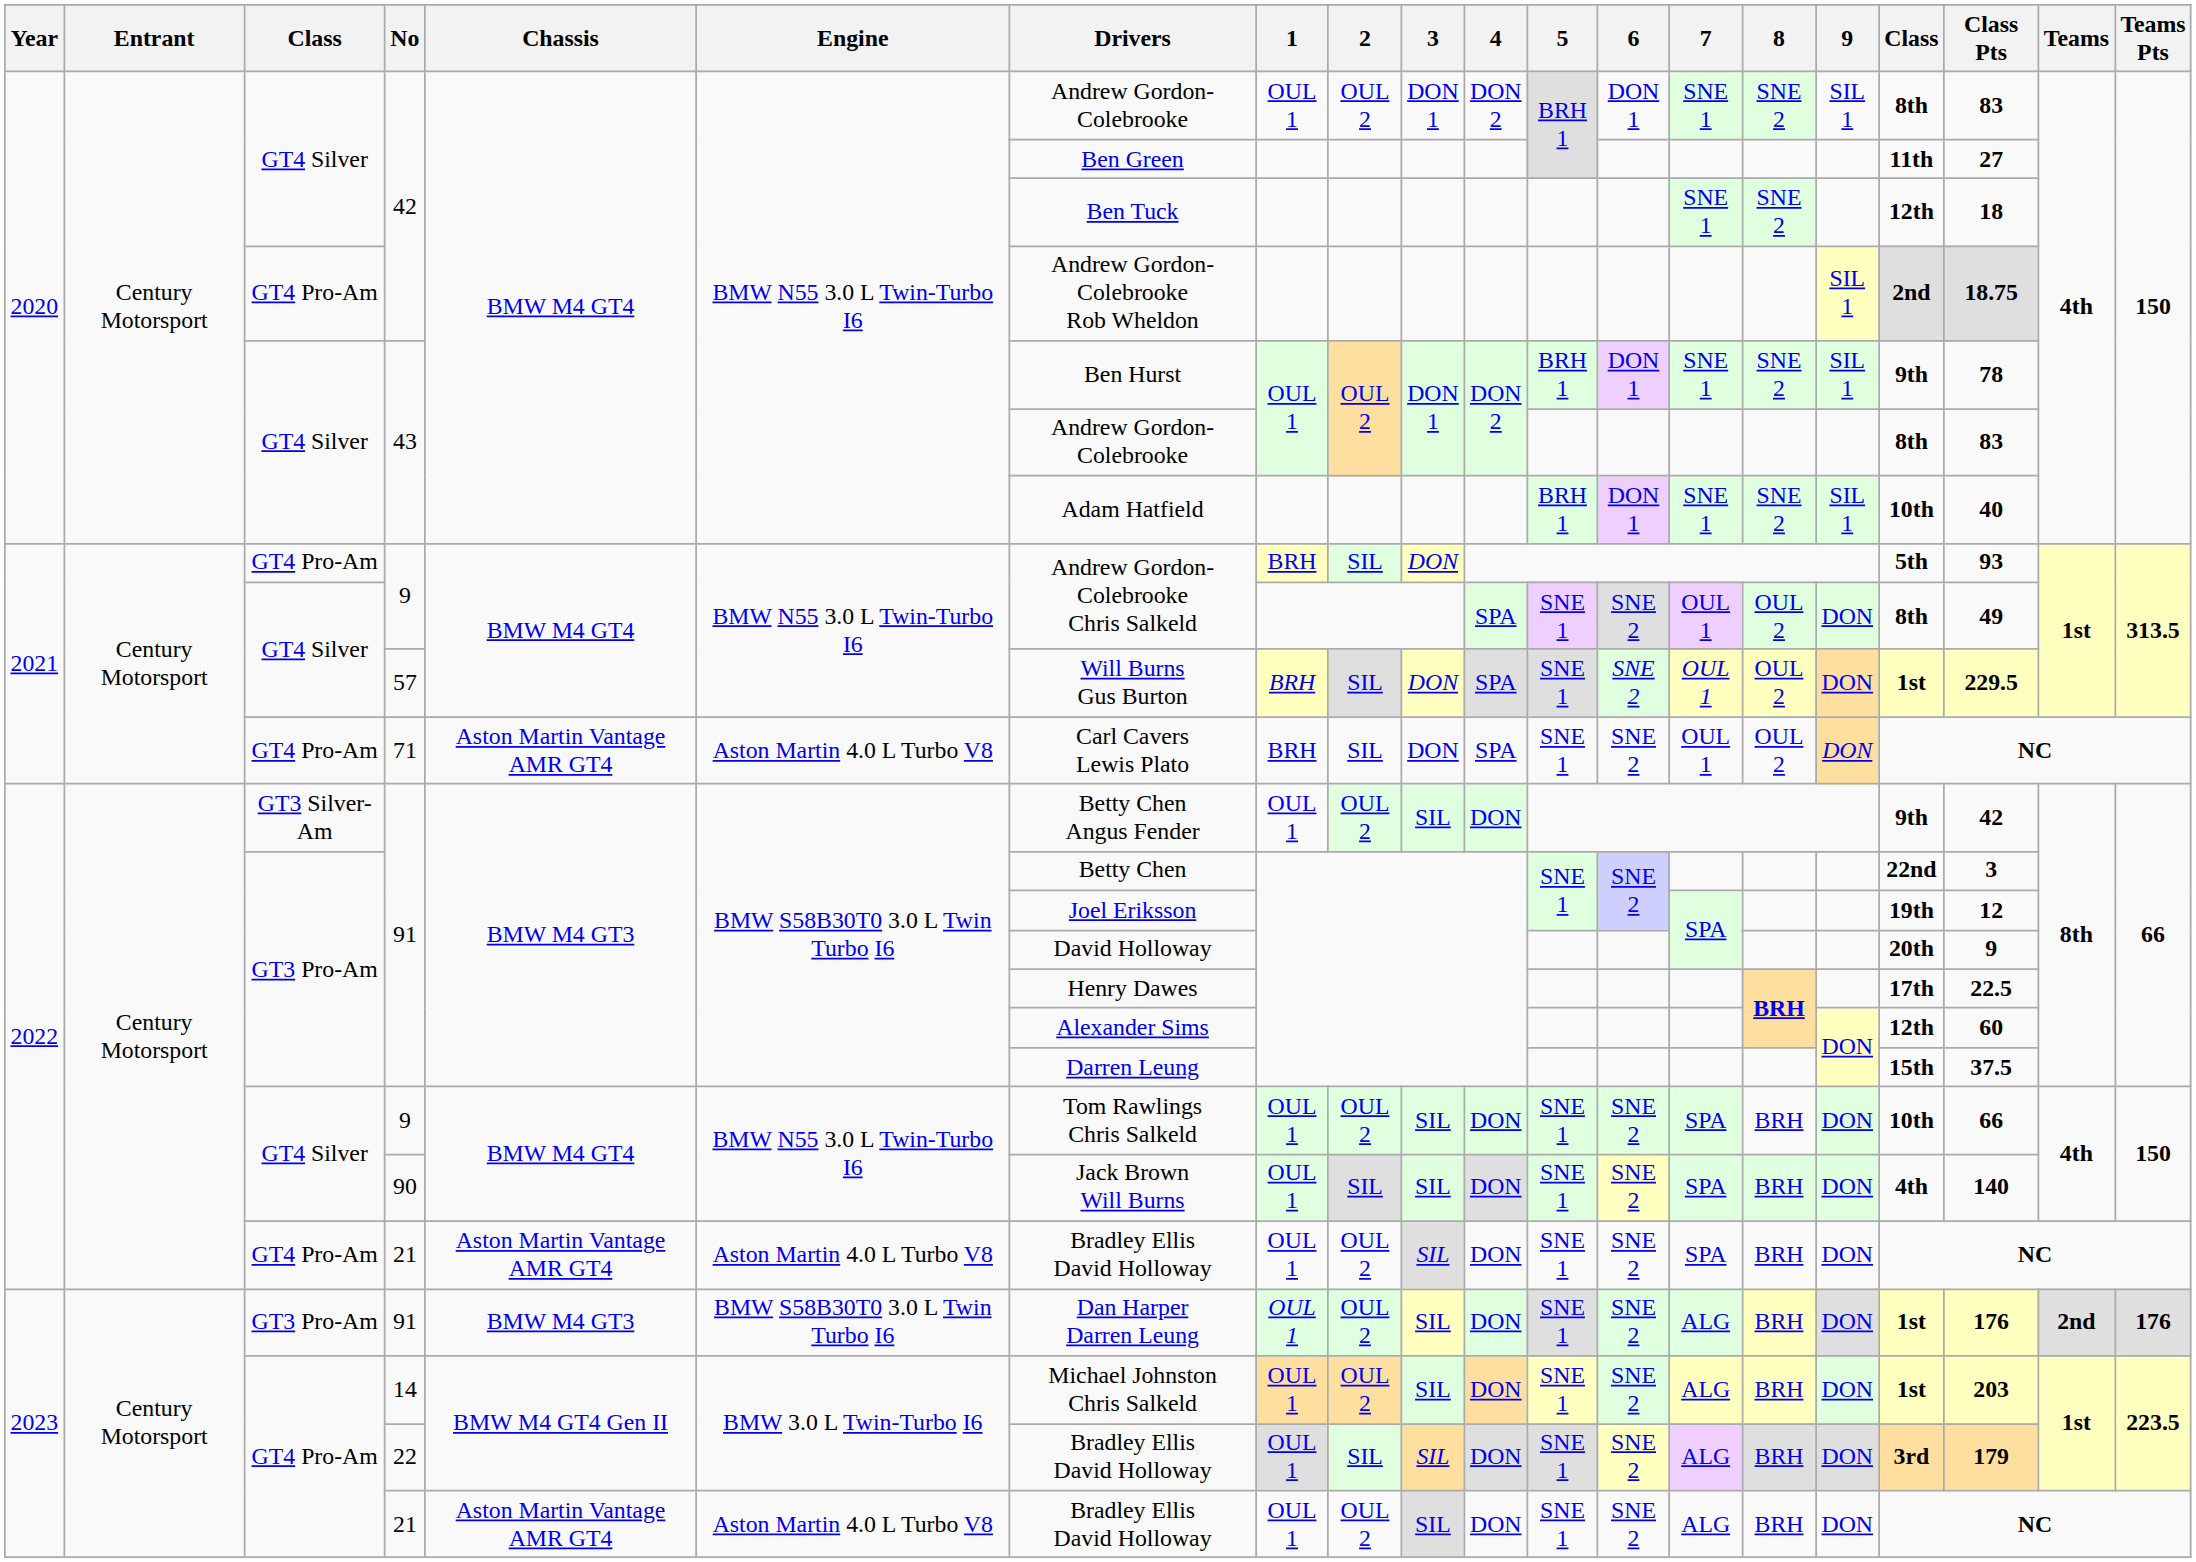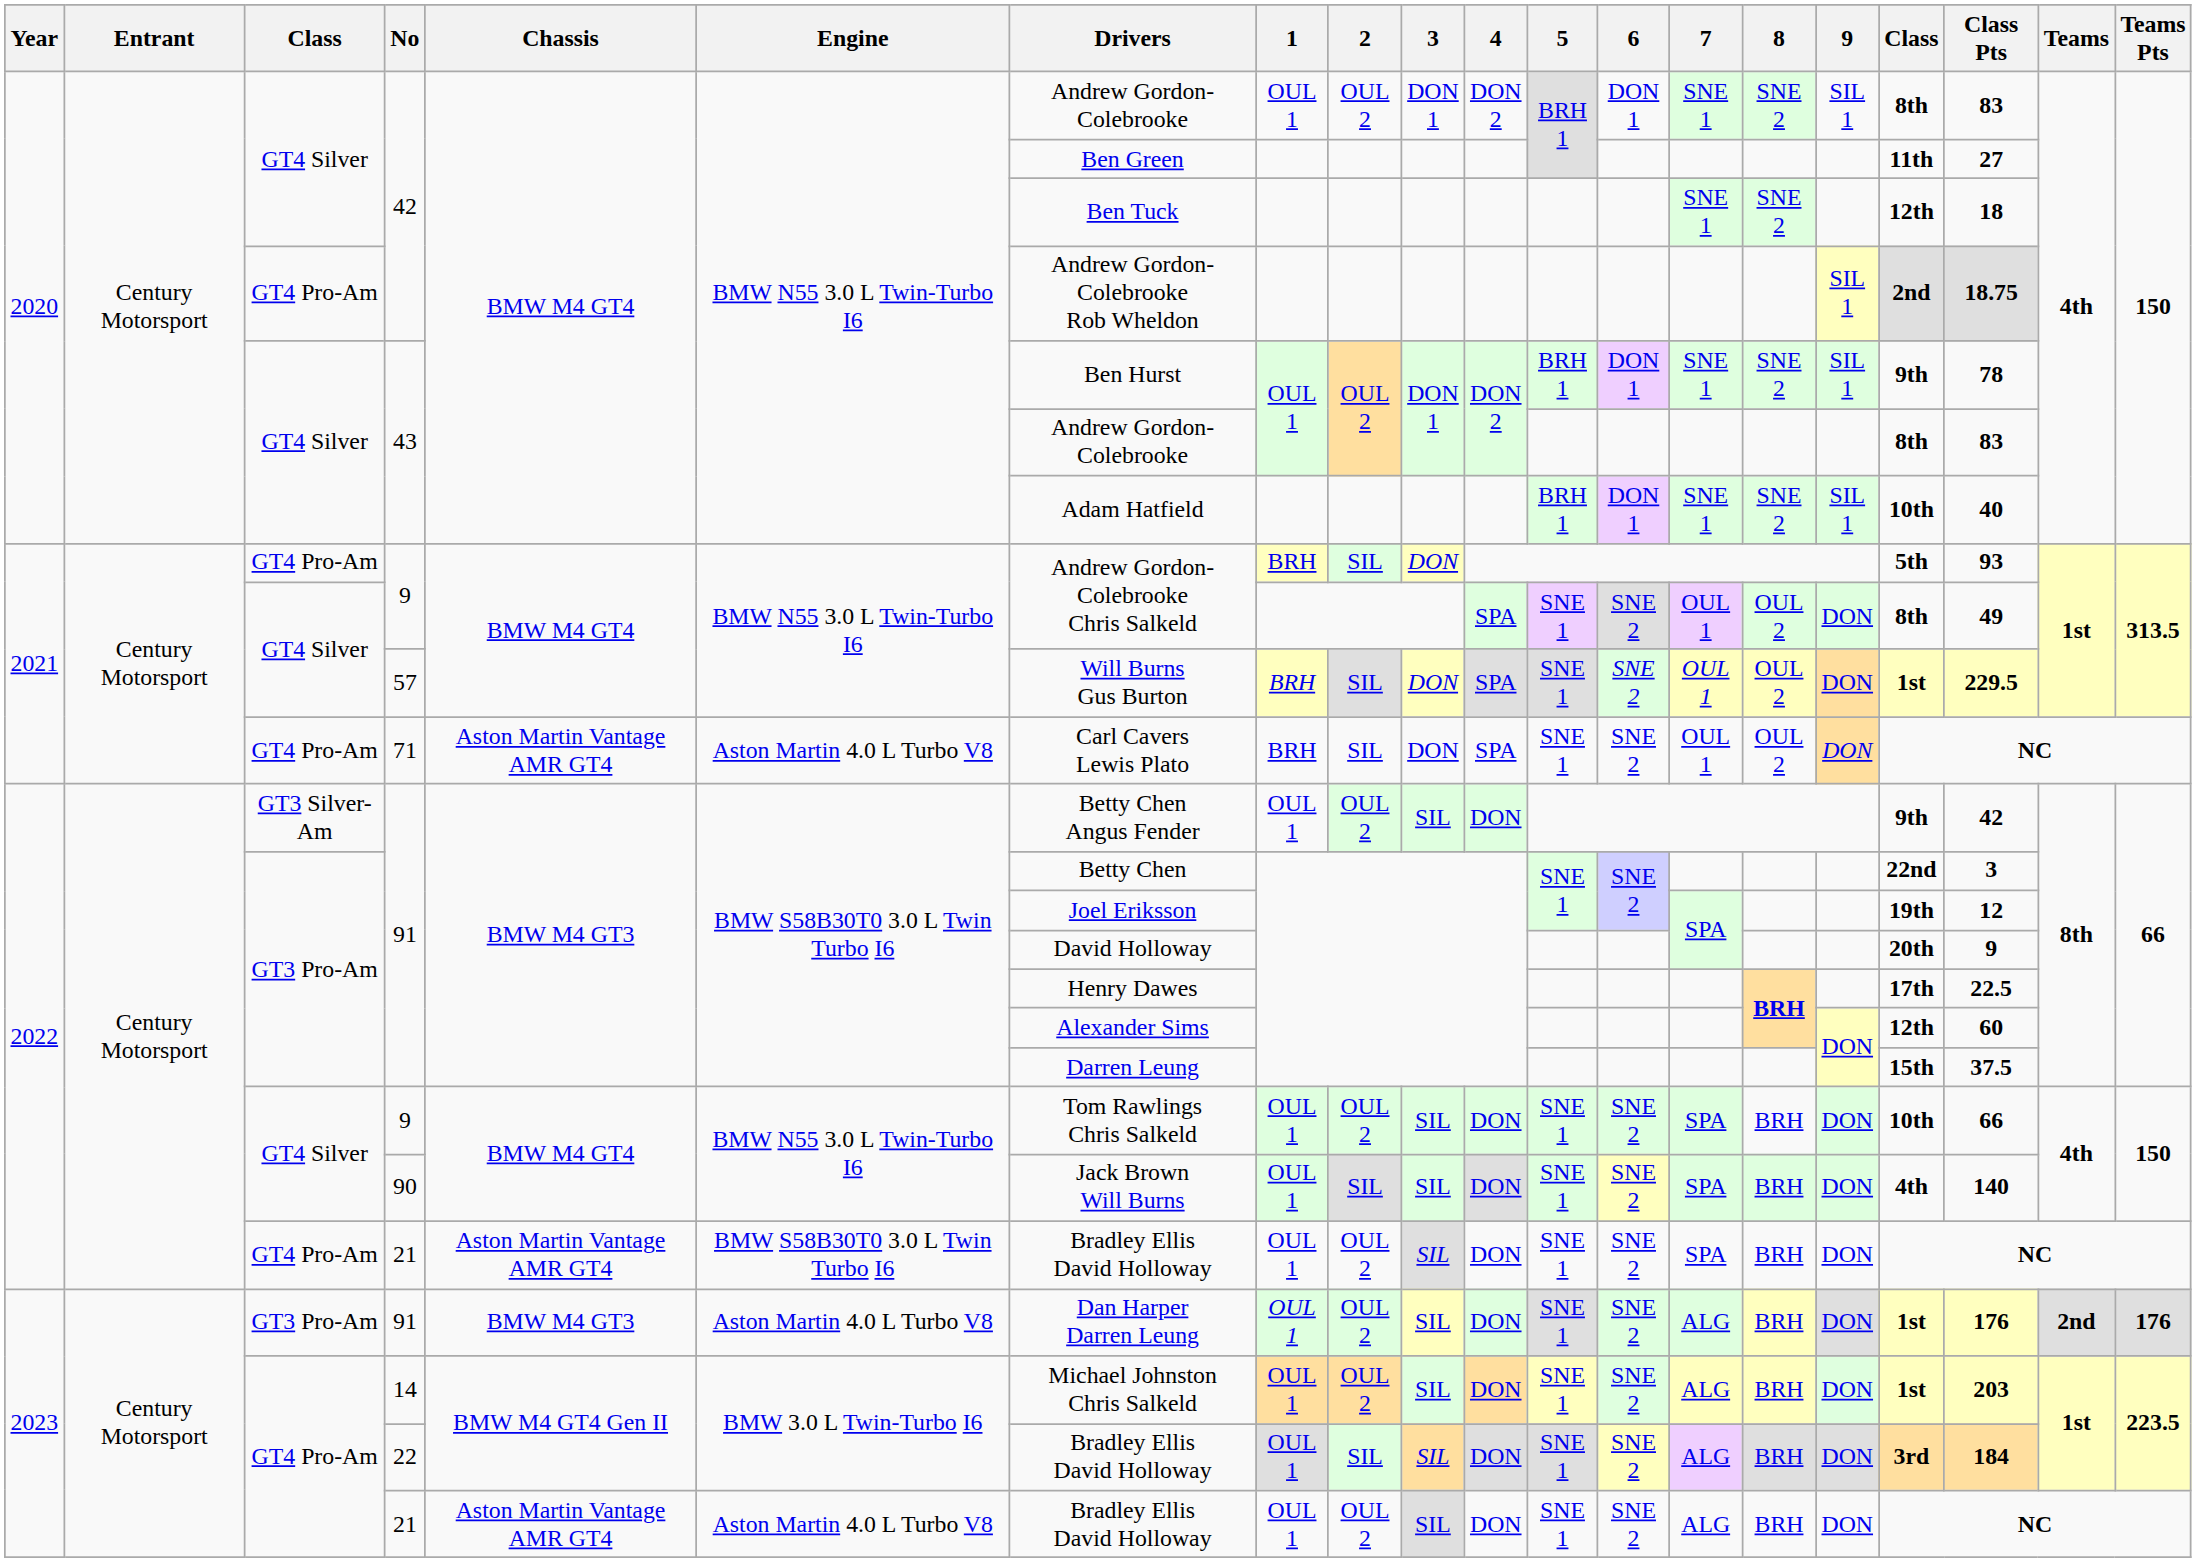(853, 1254) Aston Martin 4.0 L Turbo V8 -> (853, 1254) BMW S58B30T0 3.0 L Twin Turbo I6
(853, 1321) BMW S58B30T0 3.0 L Twin Turbo I6 -> (853, 1321) Aston Martin 4.0 L Turbo V8
(1991, 1456) 179 -> (1991, 1456) 184
